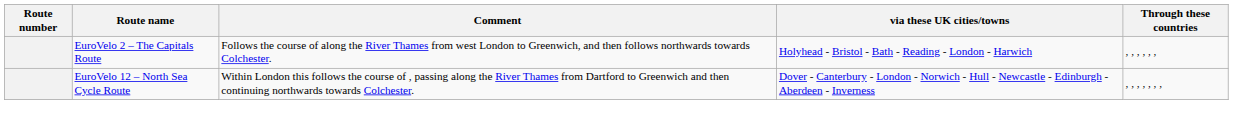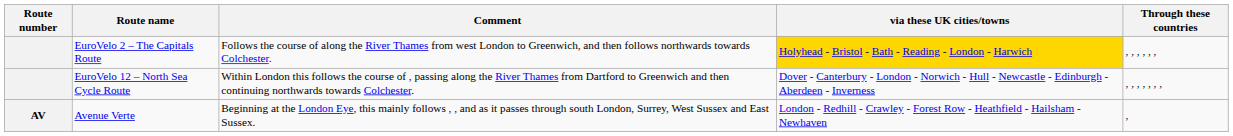(906, 52) no background -> (906, 52) gold background
+ row: (105, 116)
